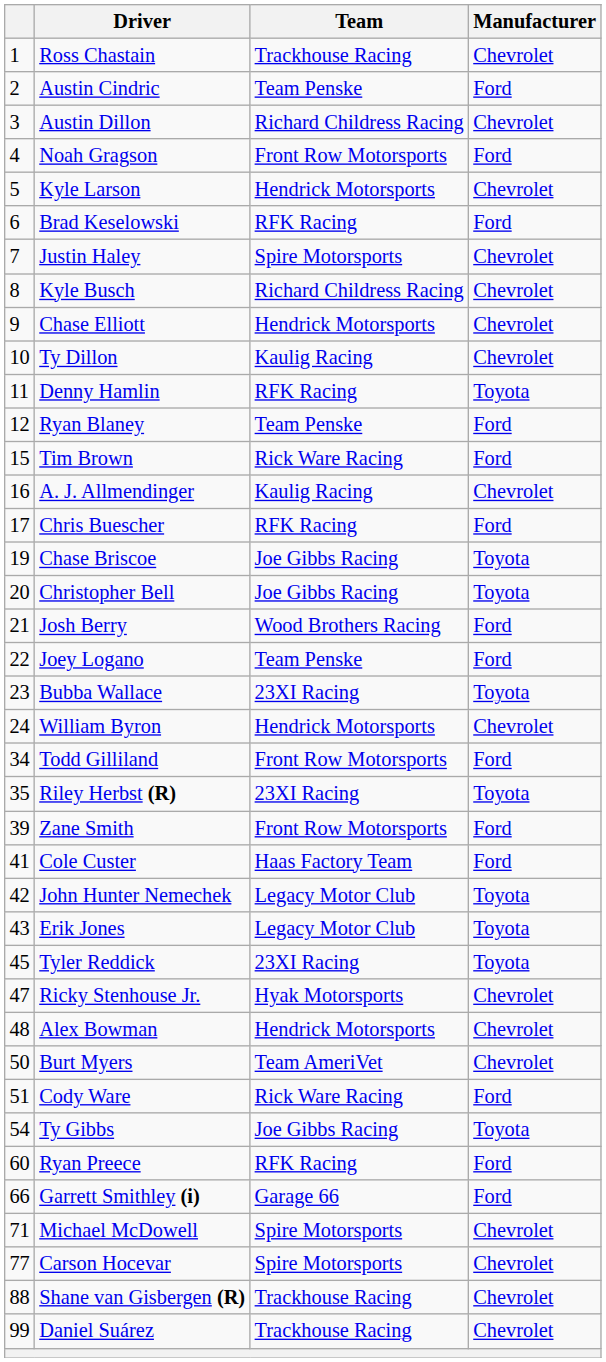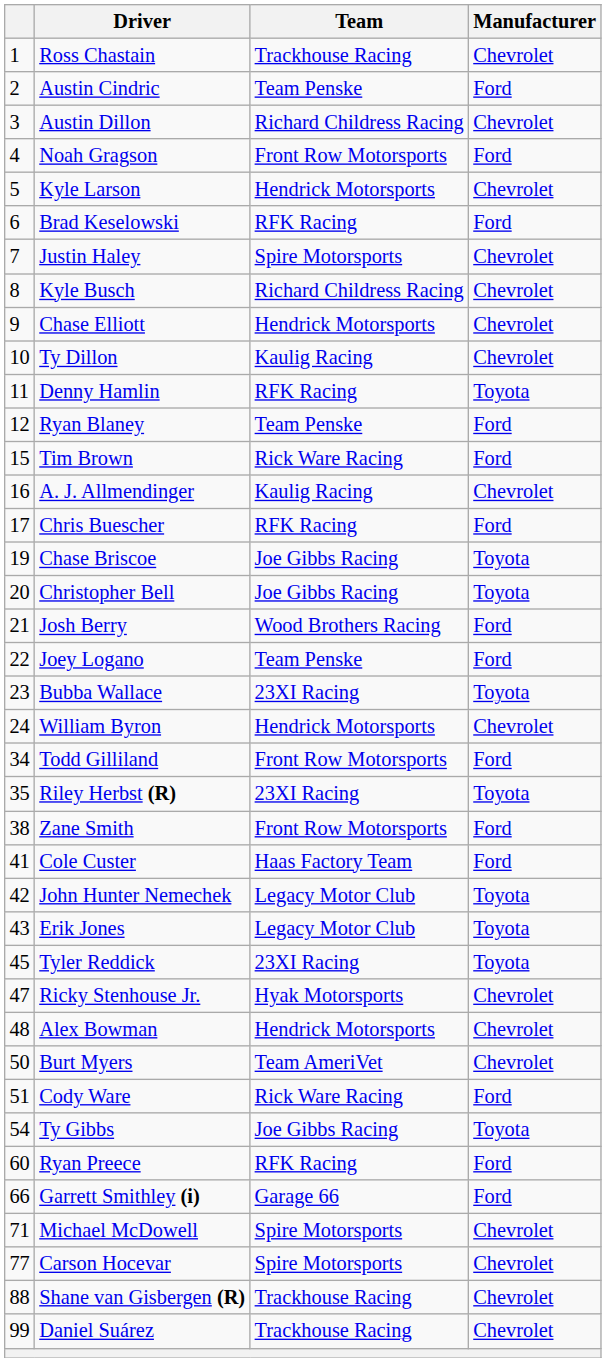(20, 827) 39 -> (20, 827) 38
